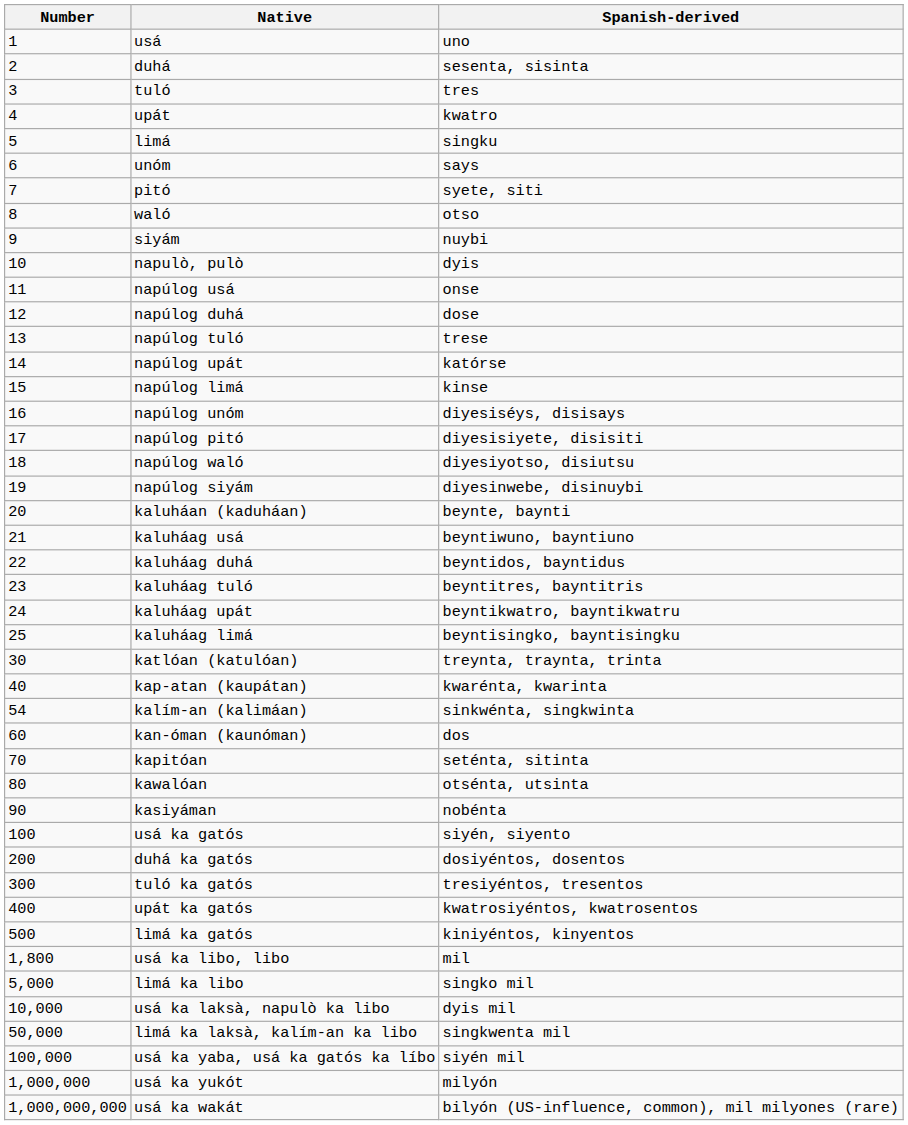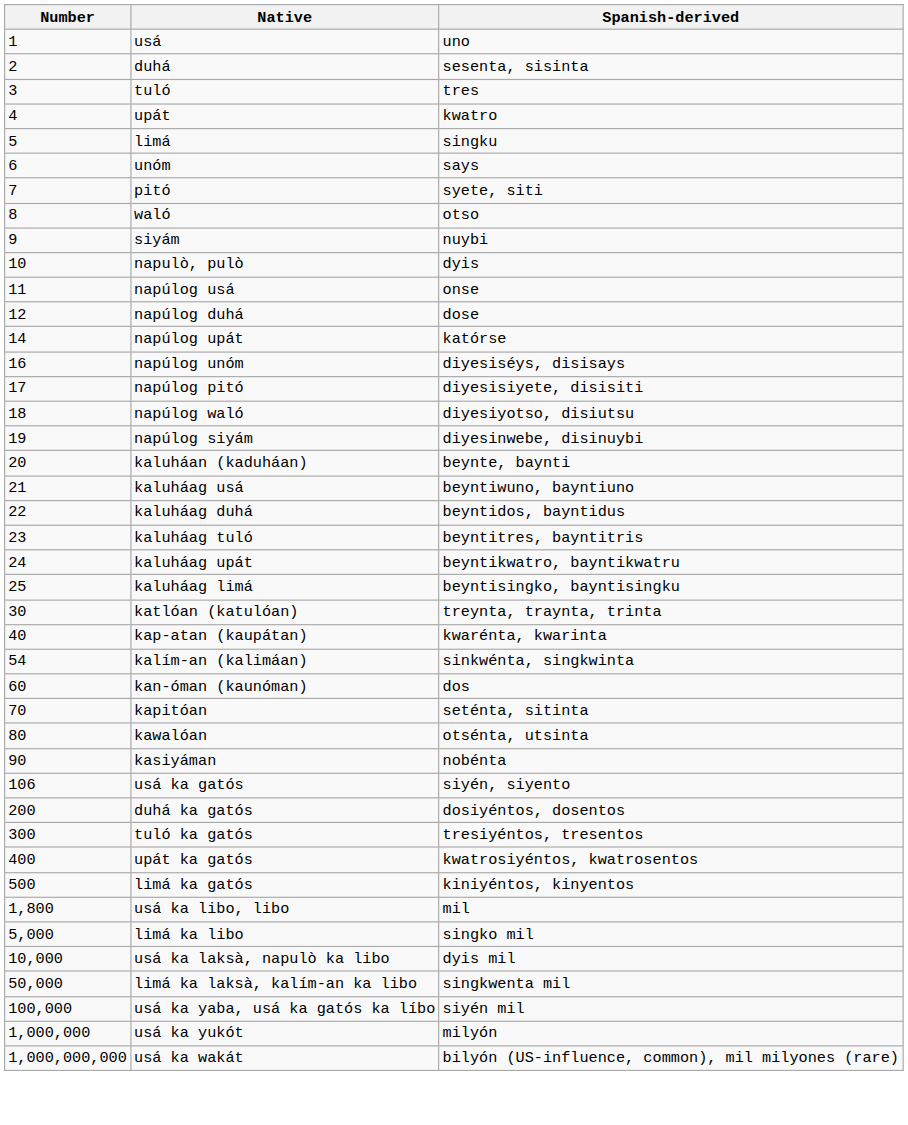- row: (189, 339)
- row: (189, 389)
(22, 835) 100 -> (22, 785) 106
